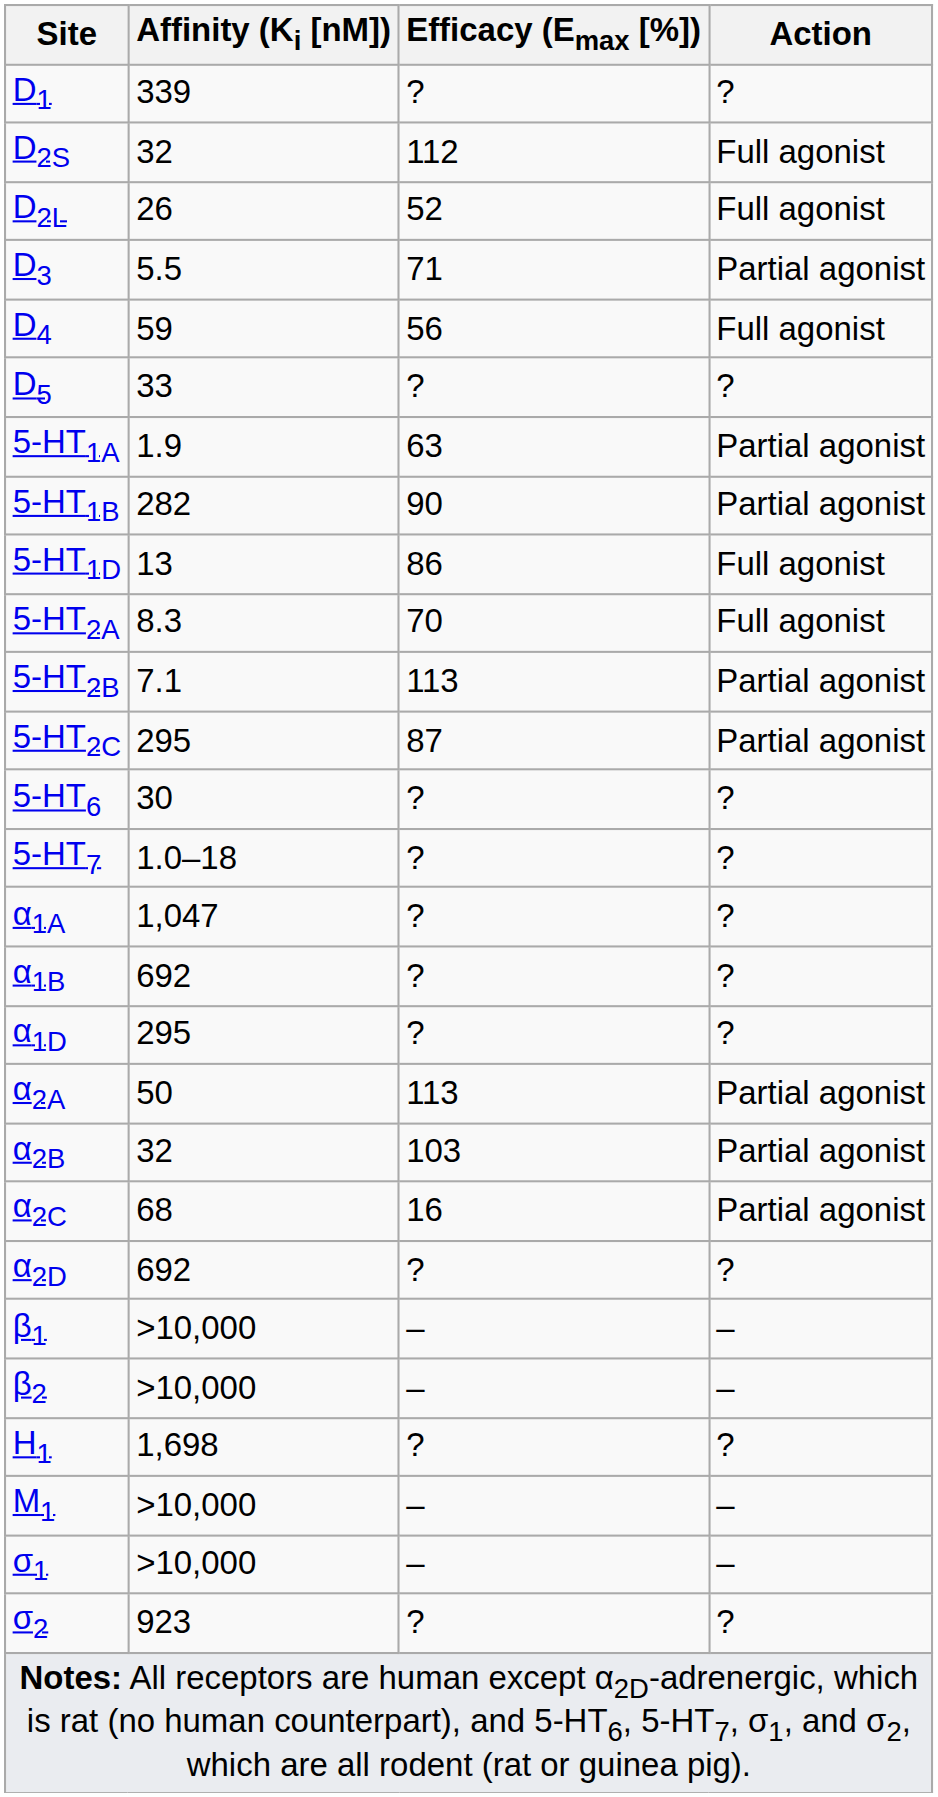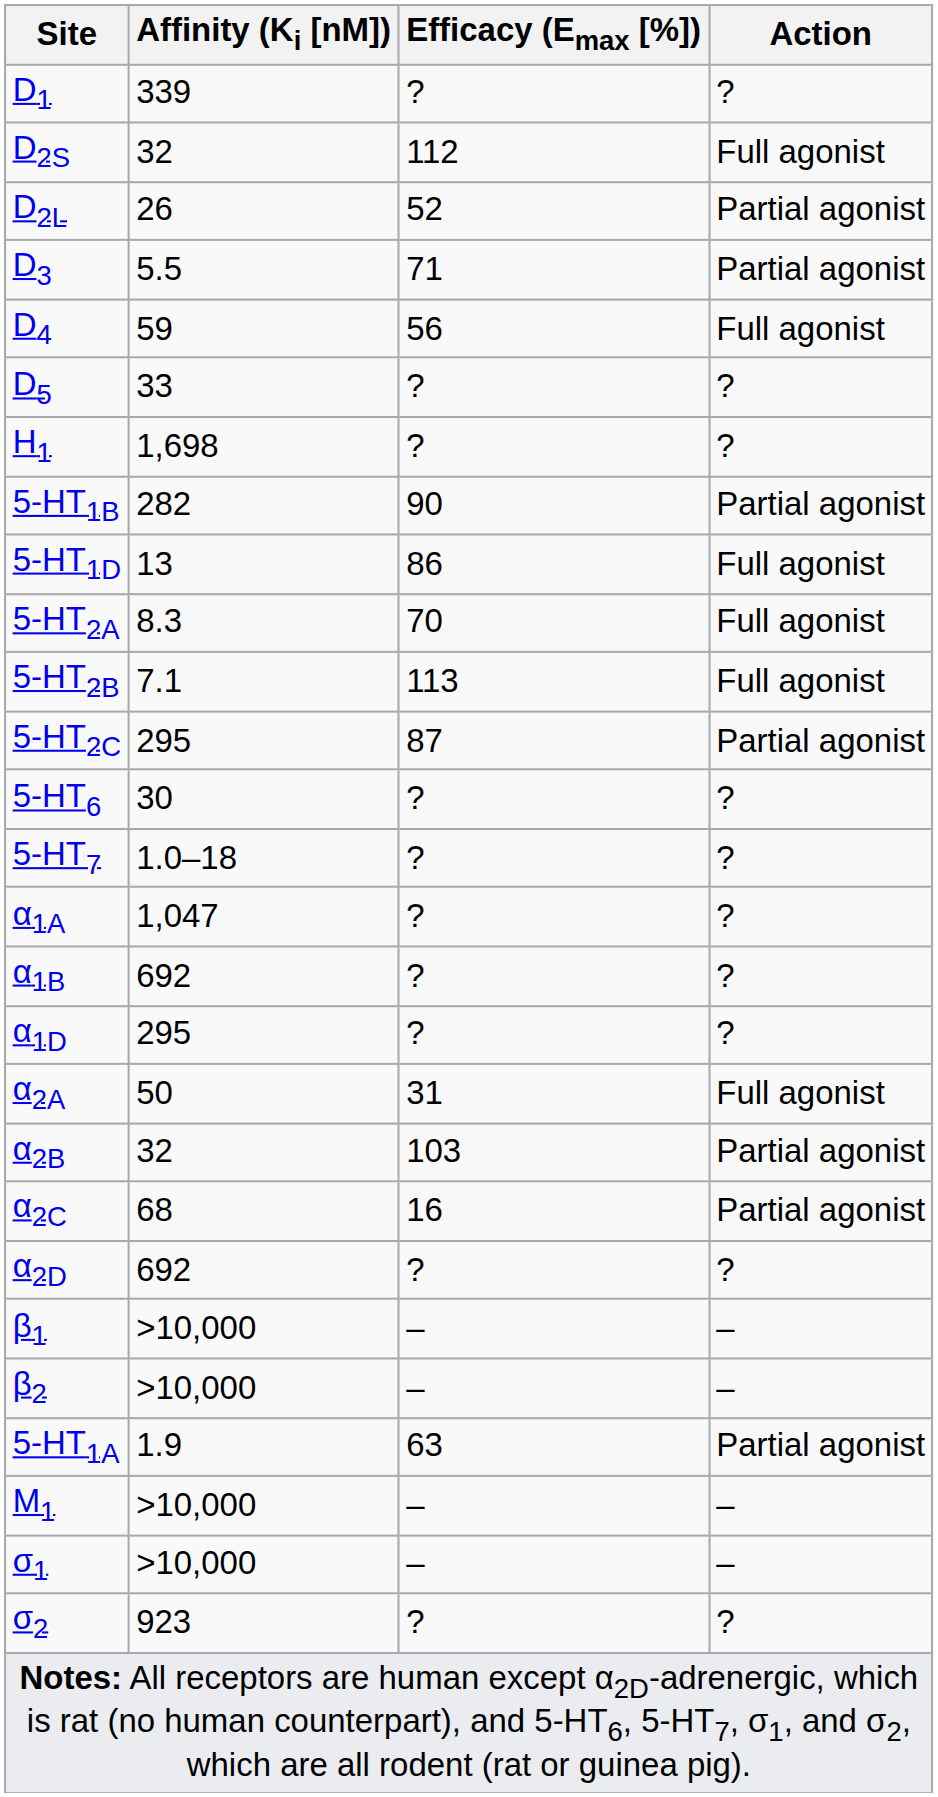(801, 210) Full agonist -> (821, 210) Partial agonist
rows swapped: (66, 446) <-> (32, 1447)
(821, 681) Partial agonist -> (801, 681) Full agonist
(432, 1093) 113 -> (424, 1093) 31
(821, 1093) Partial agonist -> (801, 1093) Full agonist
